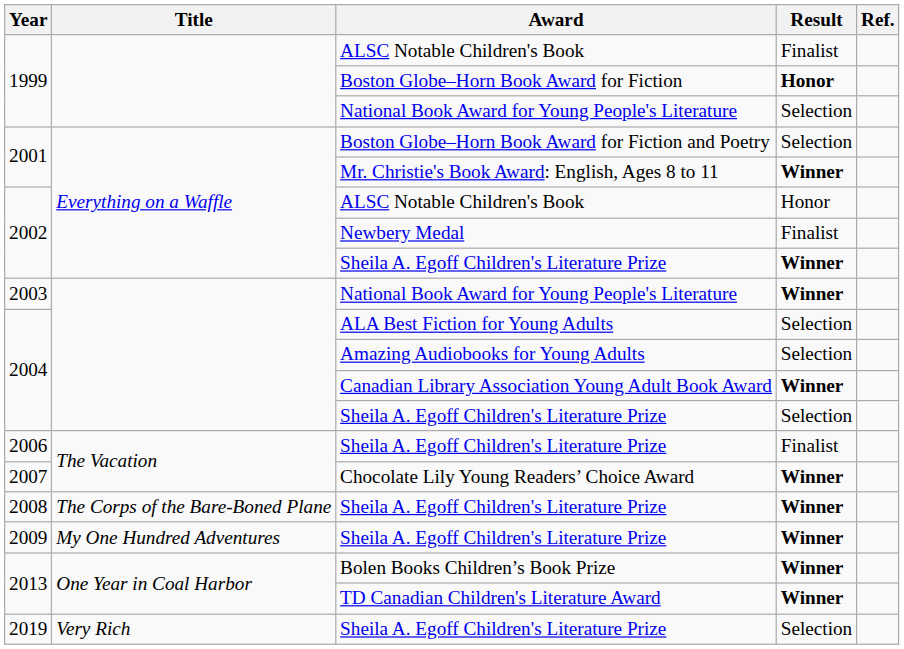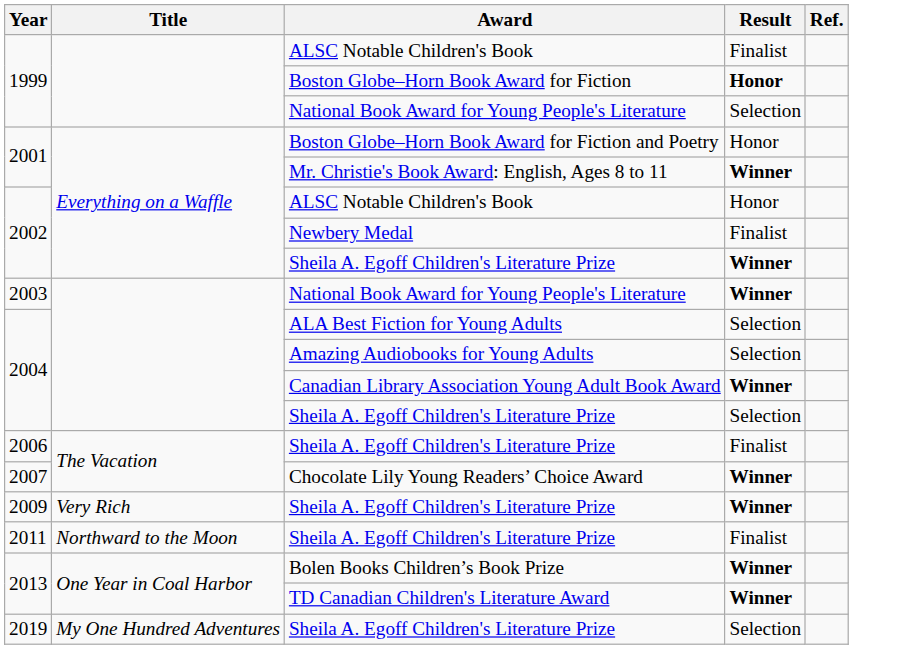(817, 141) Selection -> (754, 141) Honor
- row: (28, 506)
(168, 537) My One Hundred Adventures -> (93, 506) Very Rich
+ row: (28, 537)
(93, 628) Very Rich -> (168, 628) My One Hundred Adventures
